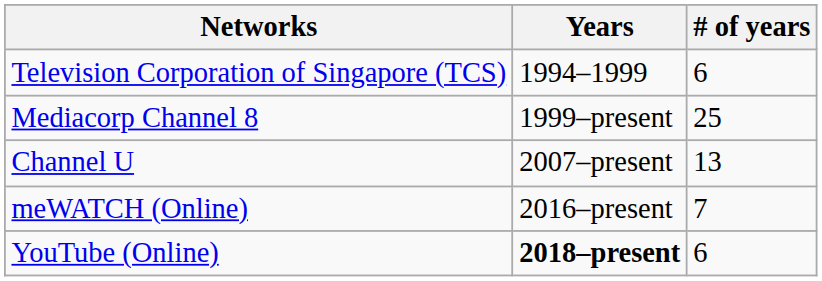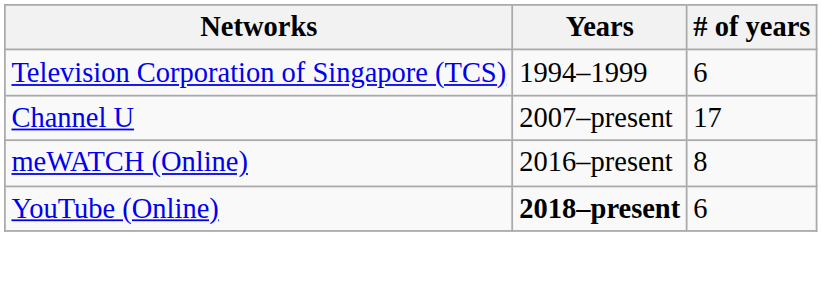- row: (135, 117)
(708, 162) 13 -> (708, 117) 17
(700, 207) 7 -> (700, 162) 8
